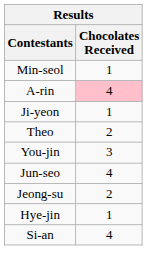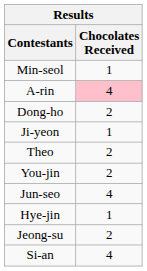+ row: (40, 111)
(109, 152) 3 -> (109, 173) 2
rows swapped: (40, 214) <-> (40, 193)
